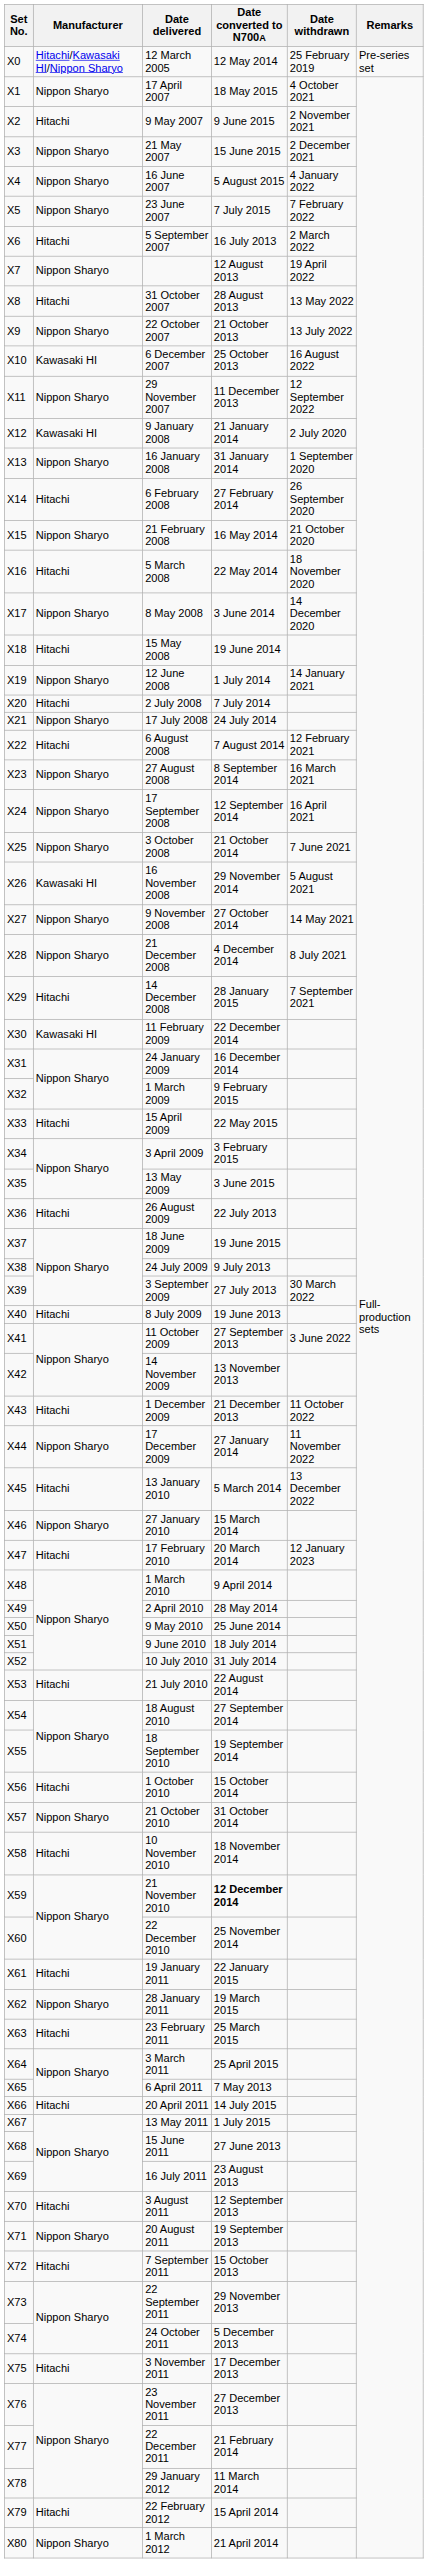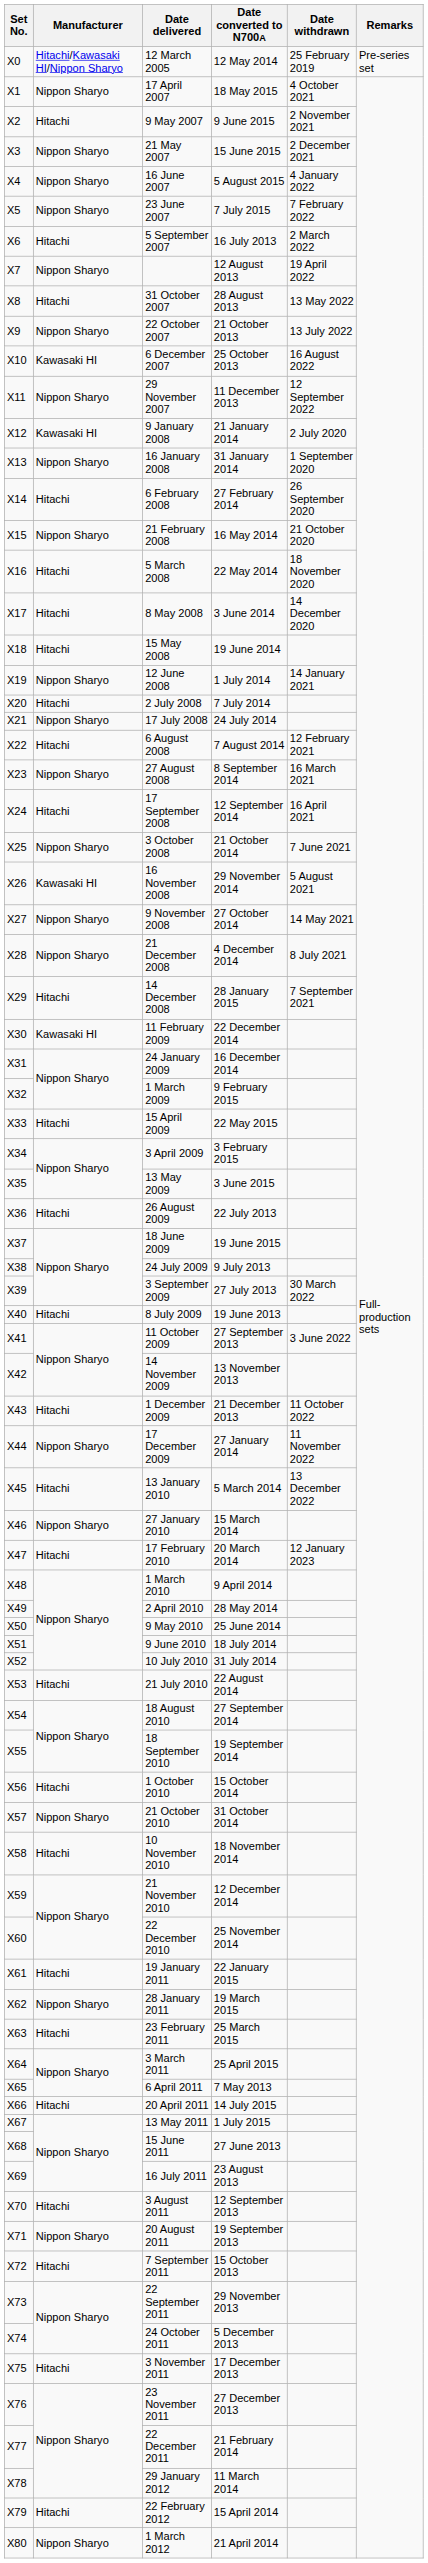(72, 614) Nippon Sharyo -> (53, 614) Hitachi
(72, 811) Nippon Sharyo -> (53, 811) Hitachi
(248, 1895) bold -> (247, 1895) normal
